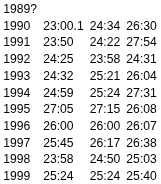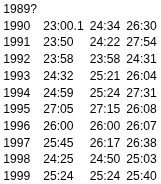(58, 59) 24:25 -> (58, 59) 23:58
(58, 159) 23:58 -> (58, 159) 24:25
